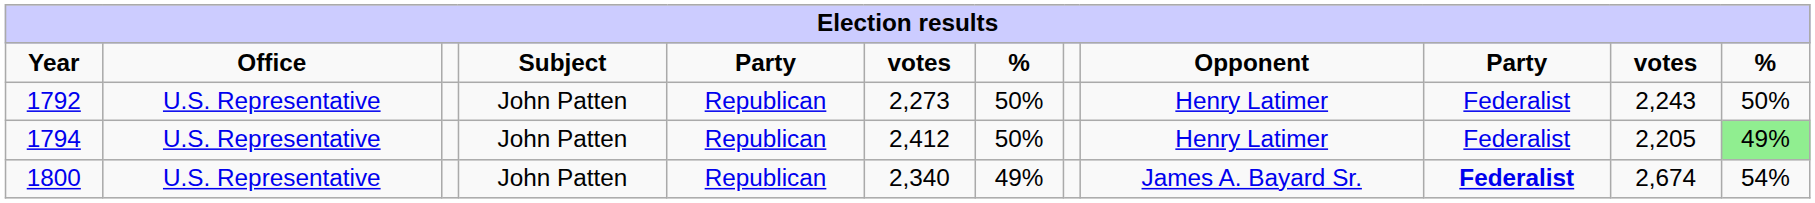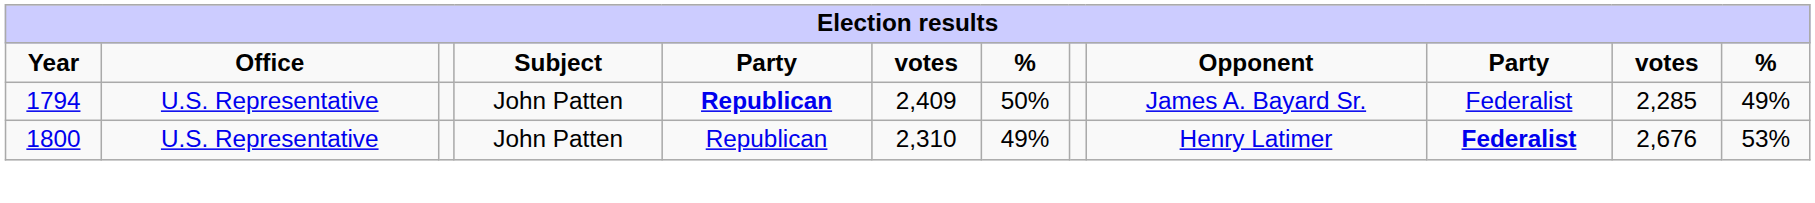- row: (54, 100)
(765, 139) normal -> (767, 100) bold
(919, 139) 2,412 -> (926, 100) 2,409
(1252, 139) Henry Latimer -> (1256, 100) James A. Bayard Sr.
(1666, 139) 2,205 -> (1667, 100) 2,285
(1765, 139) lightgreen background -> (1766, 100) no background
(919, 178) 2,340 -> (926, 139) 2,310
(1252, 178) James A. Bayard Sr. -> (1256, 139) Henry Latimer
(1666, 178) 2,674 -> (1667, 139) 2,676
(1765, 178) 54% -> (1766, 139) 53%
